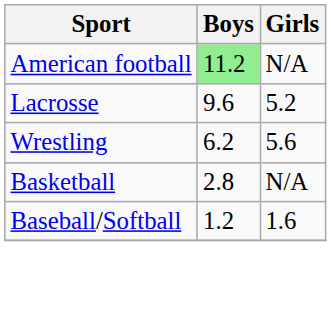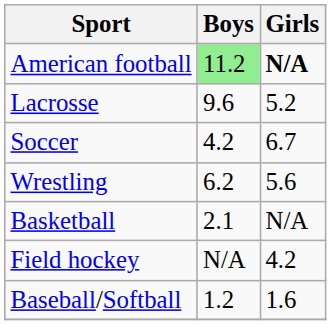(287, 63) normal -> (287, 63) bold
+ row: (44, 142)
(219, 181) 2.8 -> (219, 220) 2.1
+ row: (75, 260)
